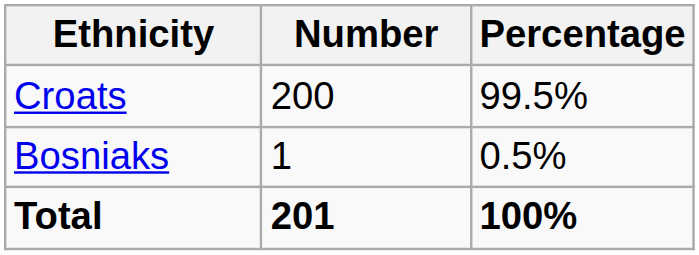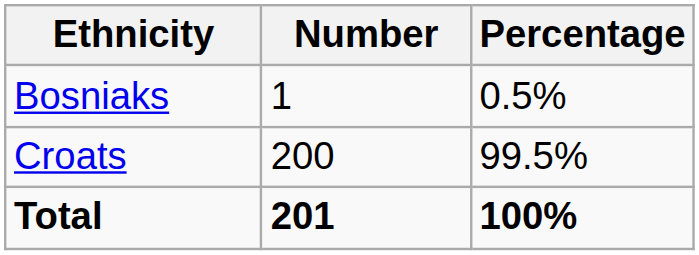rows swapped: (70, 95) <-> (92, 156)
